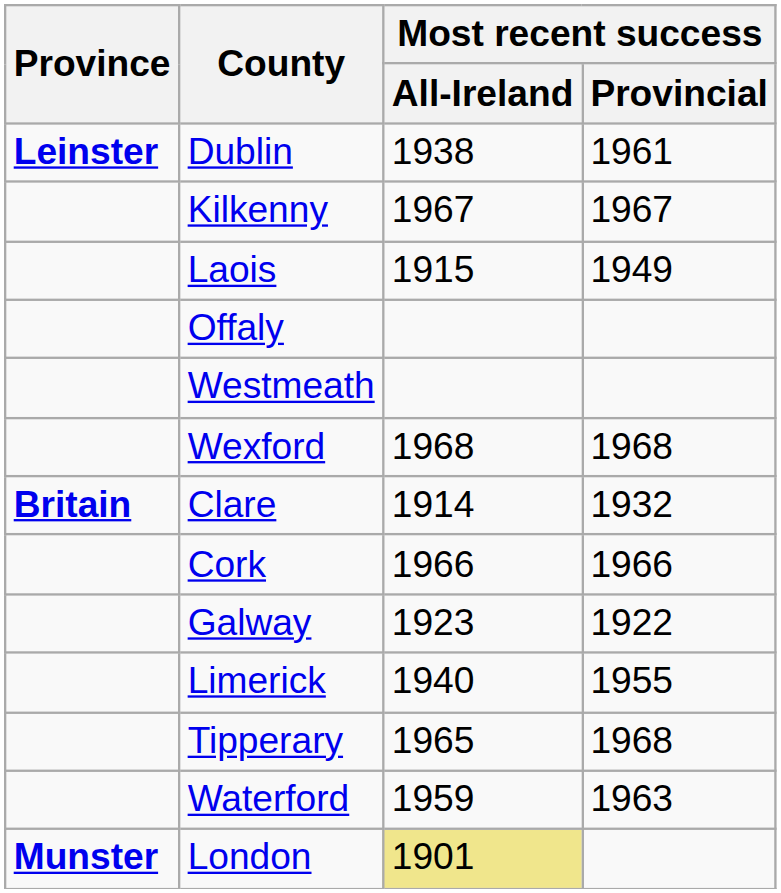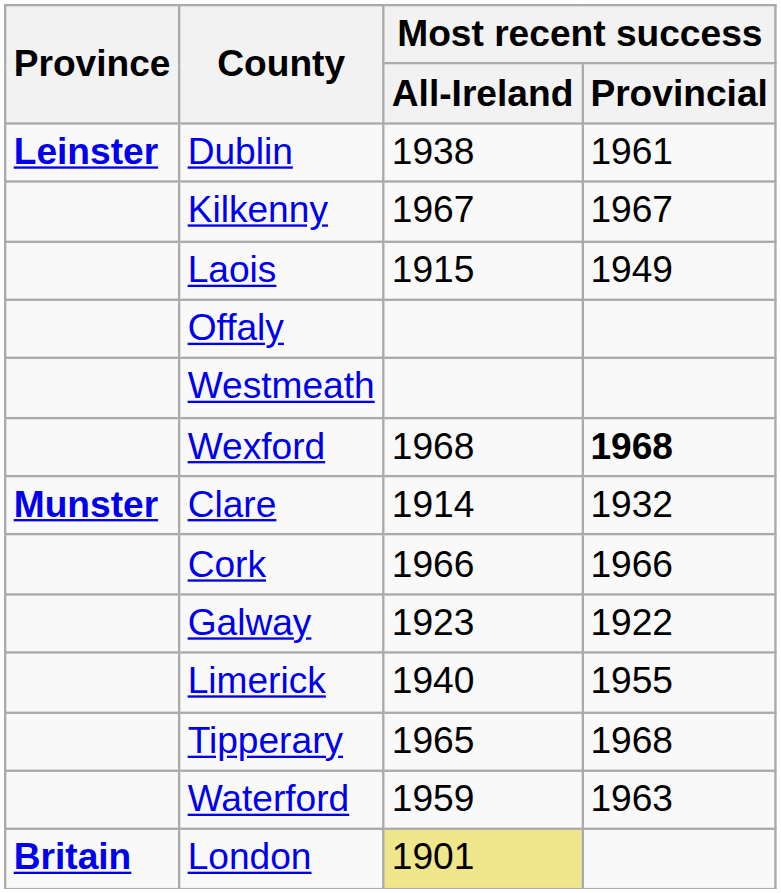(632, 446) normal -> (632, 446) bold
(72, 504) Britain -> (86, 504) Munster
(86, 858) Munster -> (72, 858) Britain
